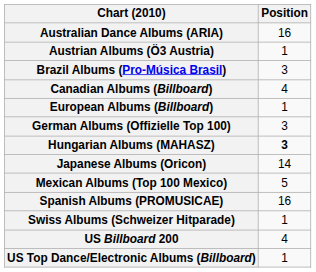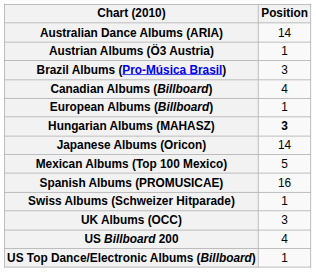(285, 32) 16 -> (285, 32) 14
- row: (131, 126)
+ row: (131, 220)
